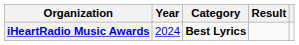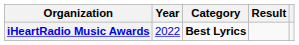(168, 31) 2024 -> (168, 31) 2022
